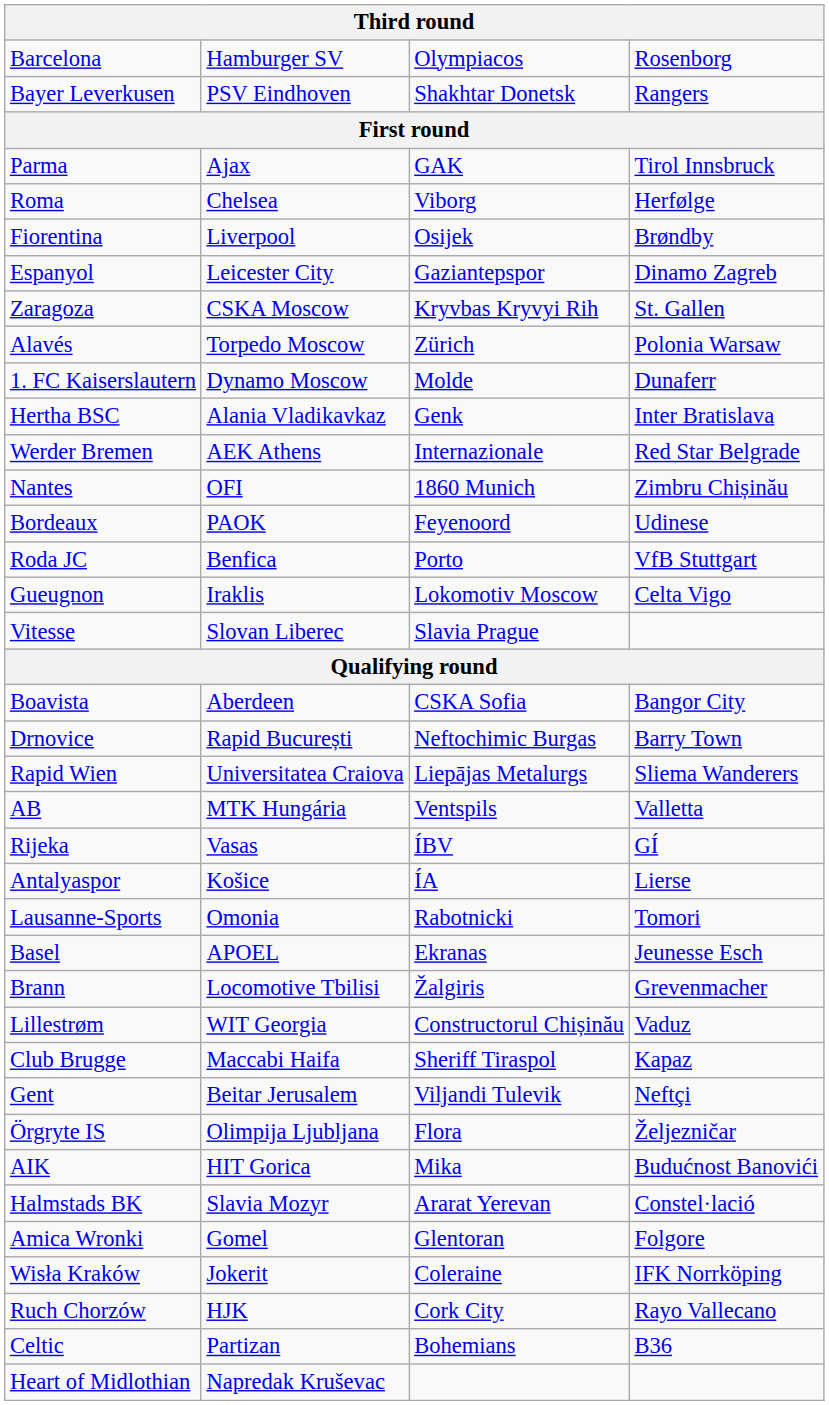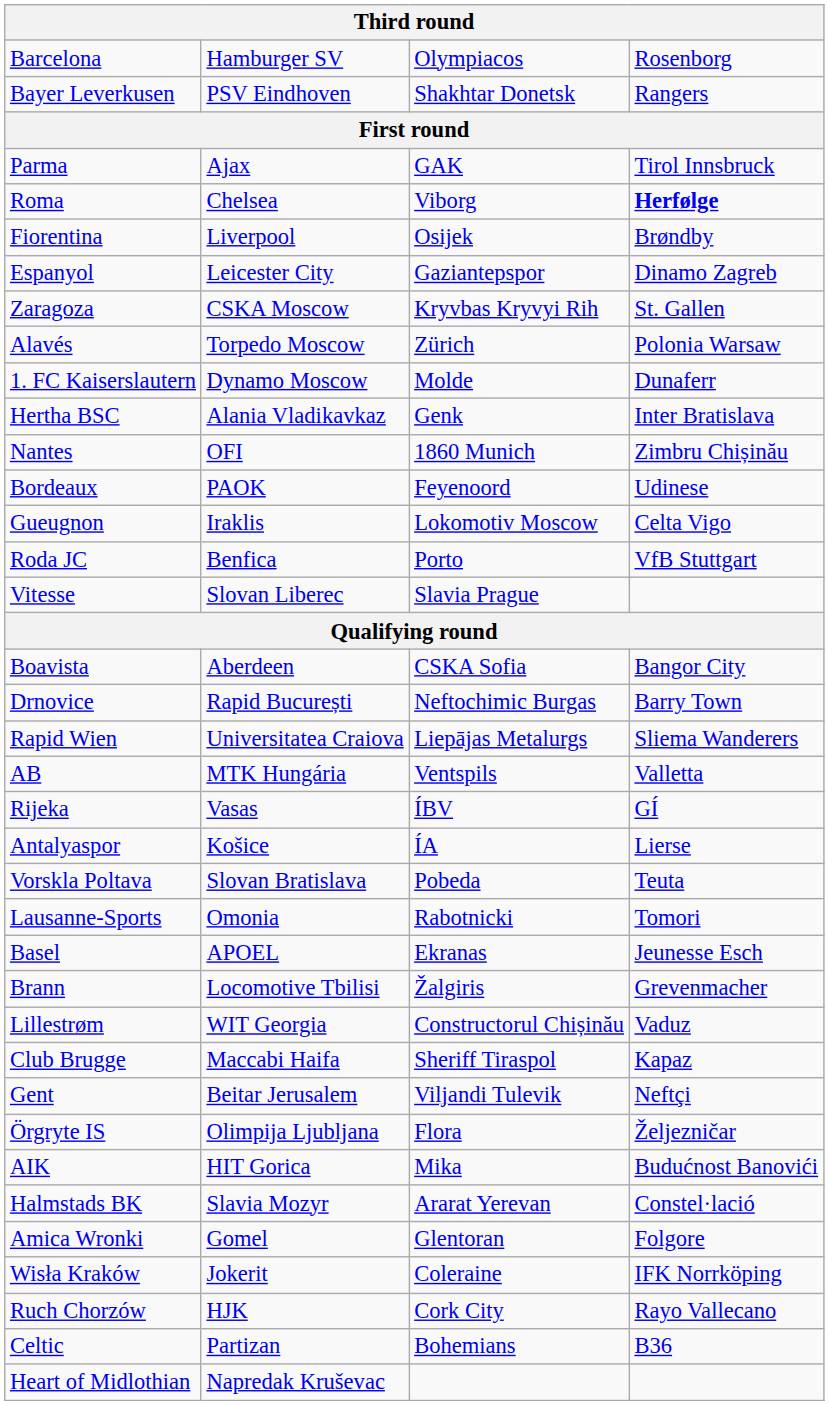(675, 201) normal -> (676, 201) bold
- row: (81, 451)
rows swapped: (57, 594) <-> (48, 559)
+ row: (81, 881)
